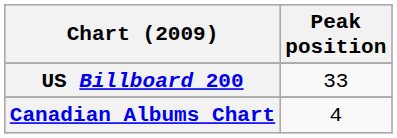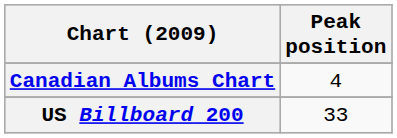rows swapped: (143, 115) <-> (143, 81)
